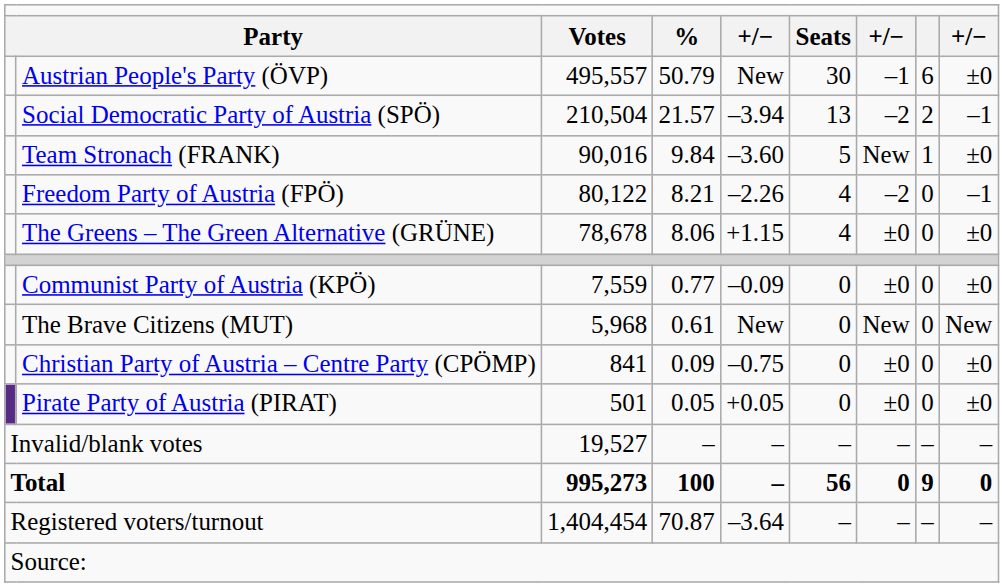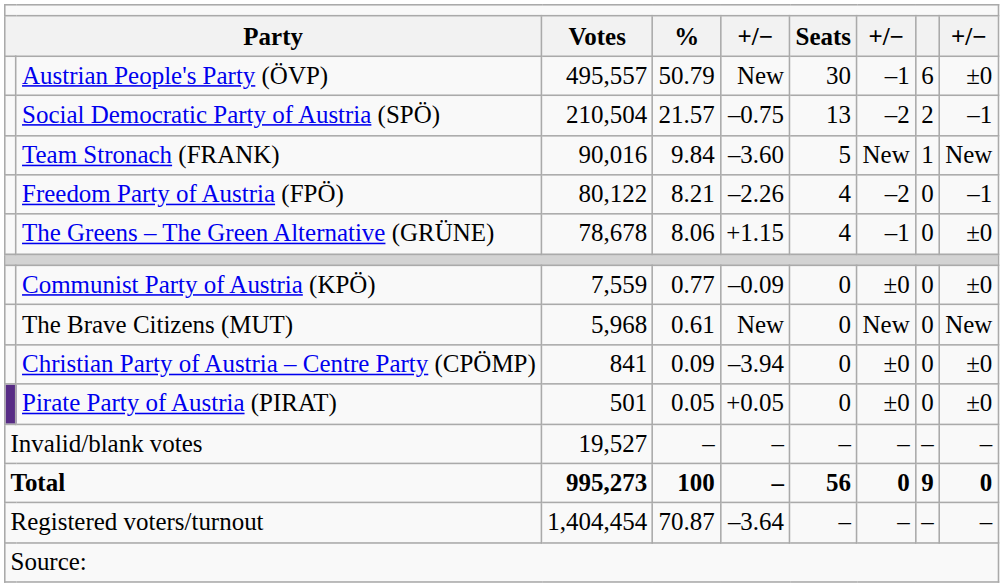(756, 114) –3.94 -> (756, 114) –0.75
(979, 154) ±0 -> (969, 154) New
(897, 233) ±0 -> (897, 233) –1
(756, 363) –0.75 -> (756, 363) –3.94
